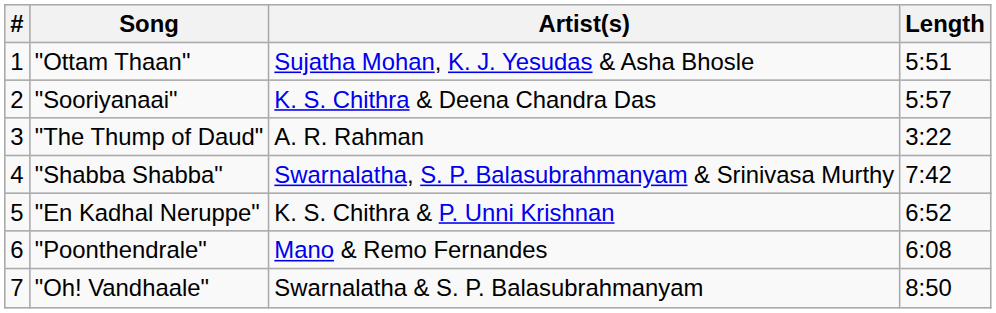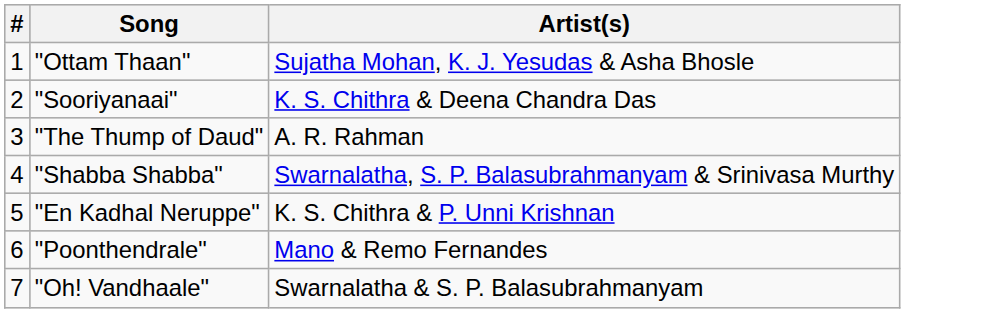- column: (945, 24)
